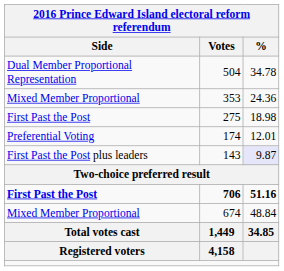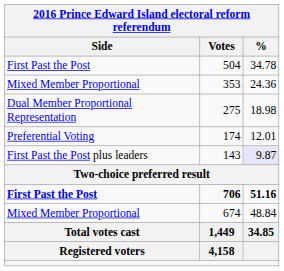(70, 72) Dual Member Proportional Representation -> (49, 65) First Past the Post
(49, 117) First Past the Post -> (70, 110) Dual Member Proportional Representation
